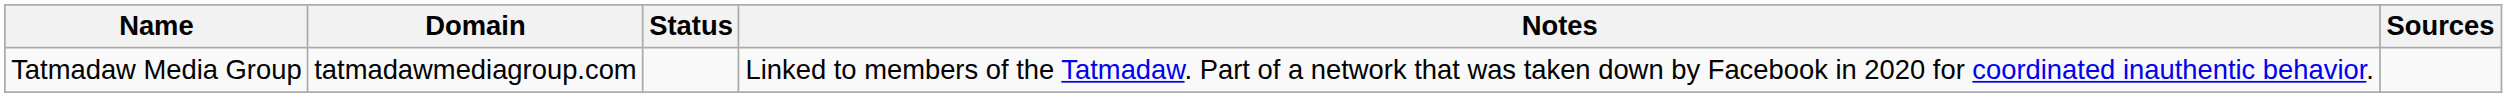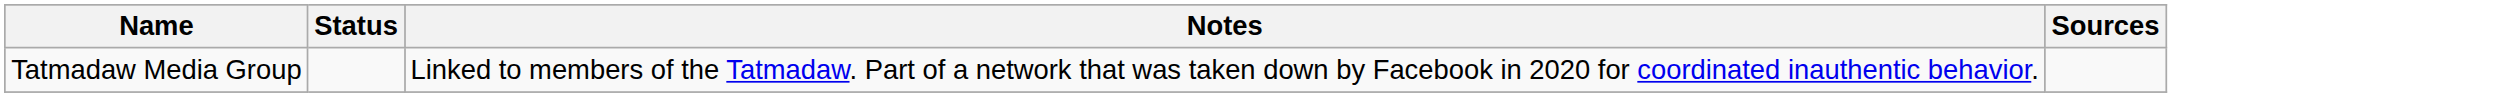- column: (475, 26)
